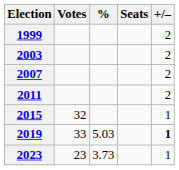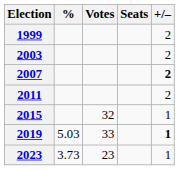columns swapped: (72, 14) <-> (103, 14)
(168, 74) normal -> (168, 74) bold
